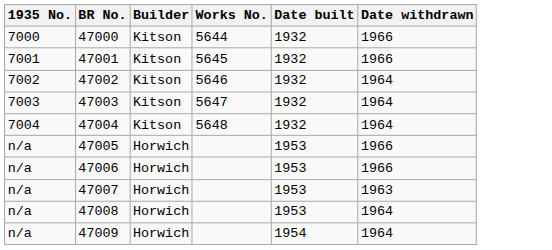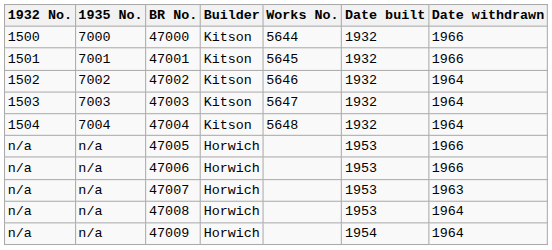+ column: (40, 15)
